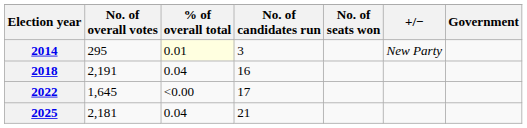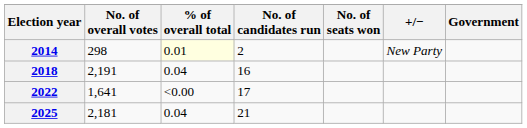(97, 50) 295 -> (97, 50) 298
(241, 50) 3 -> (241, 50) 2
(102, 92) 1,645 -> (102, 92) 1,641
